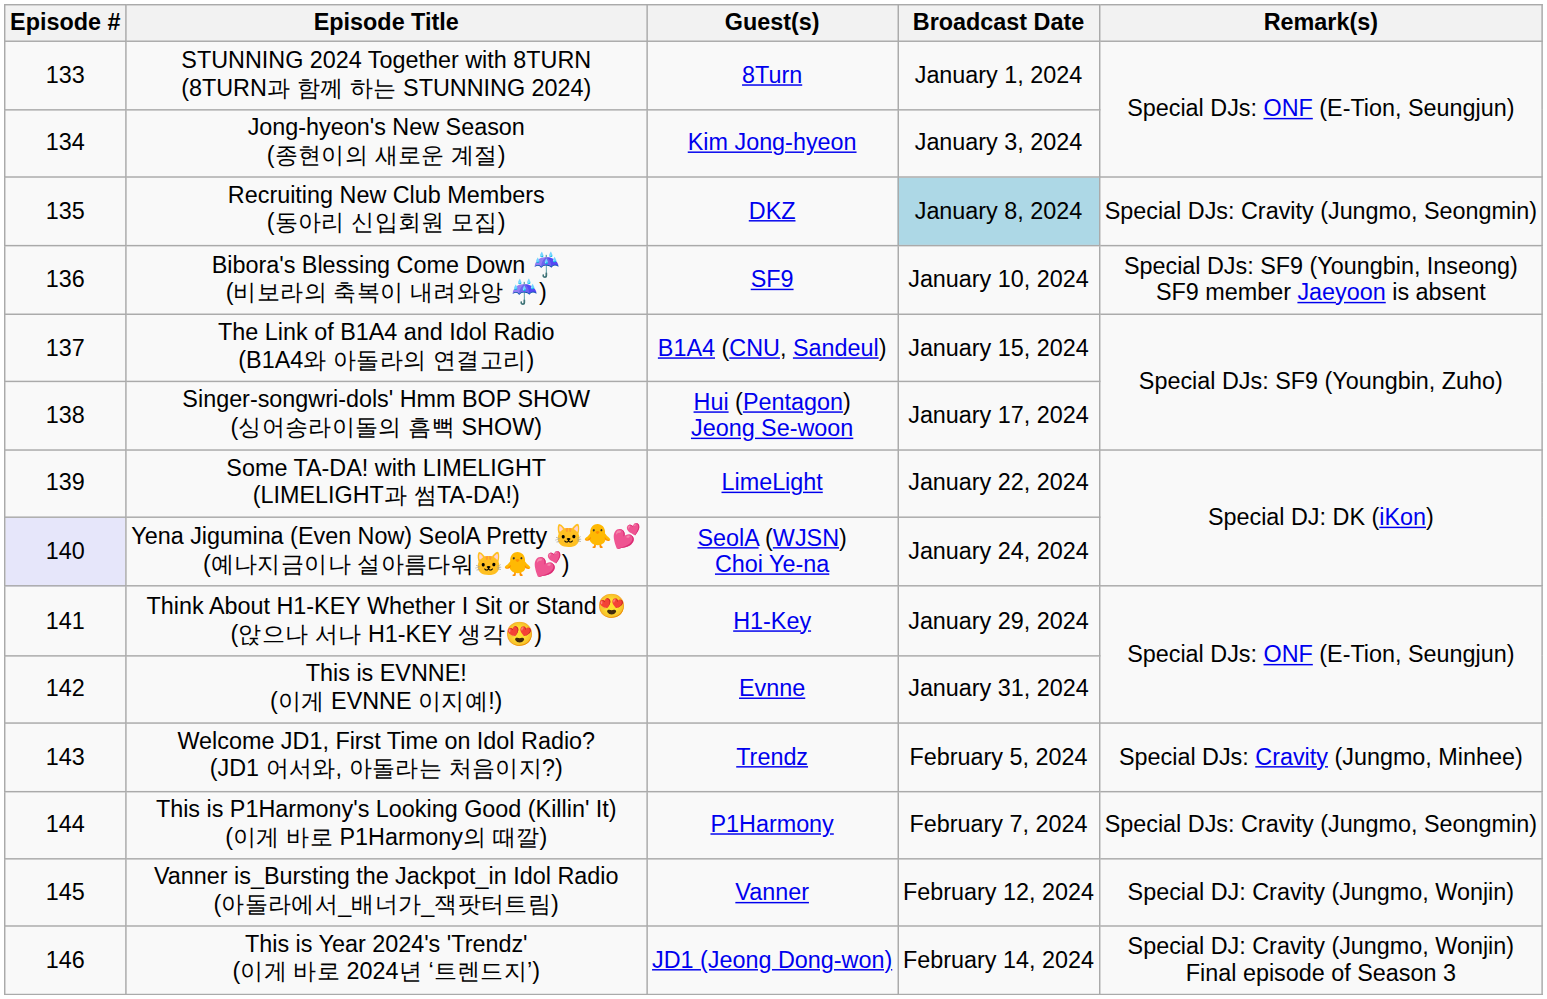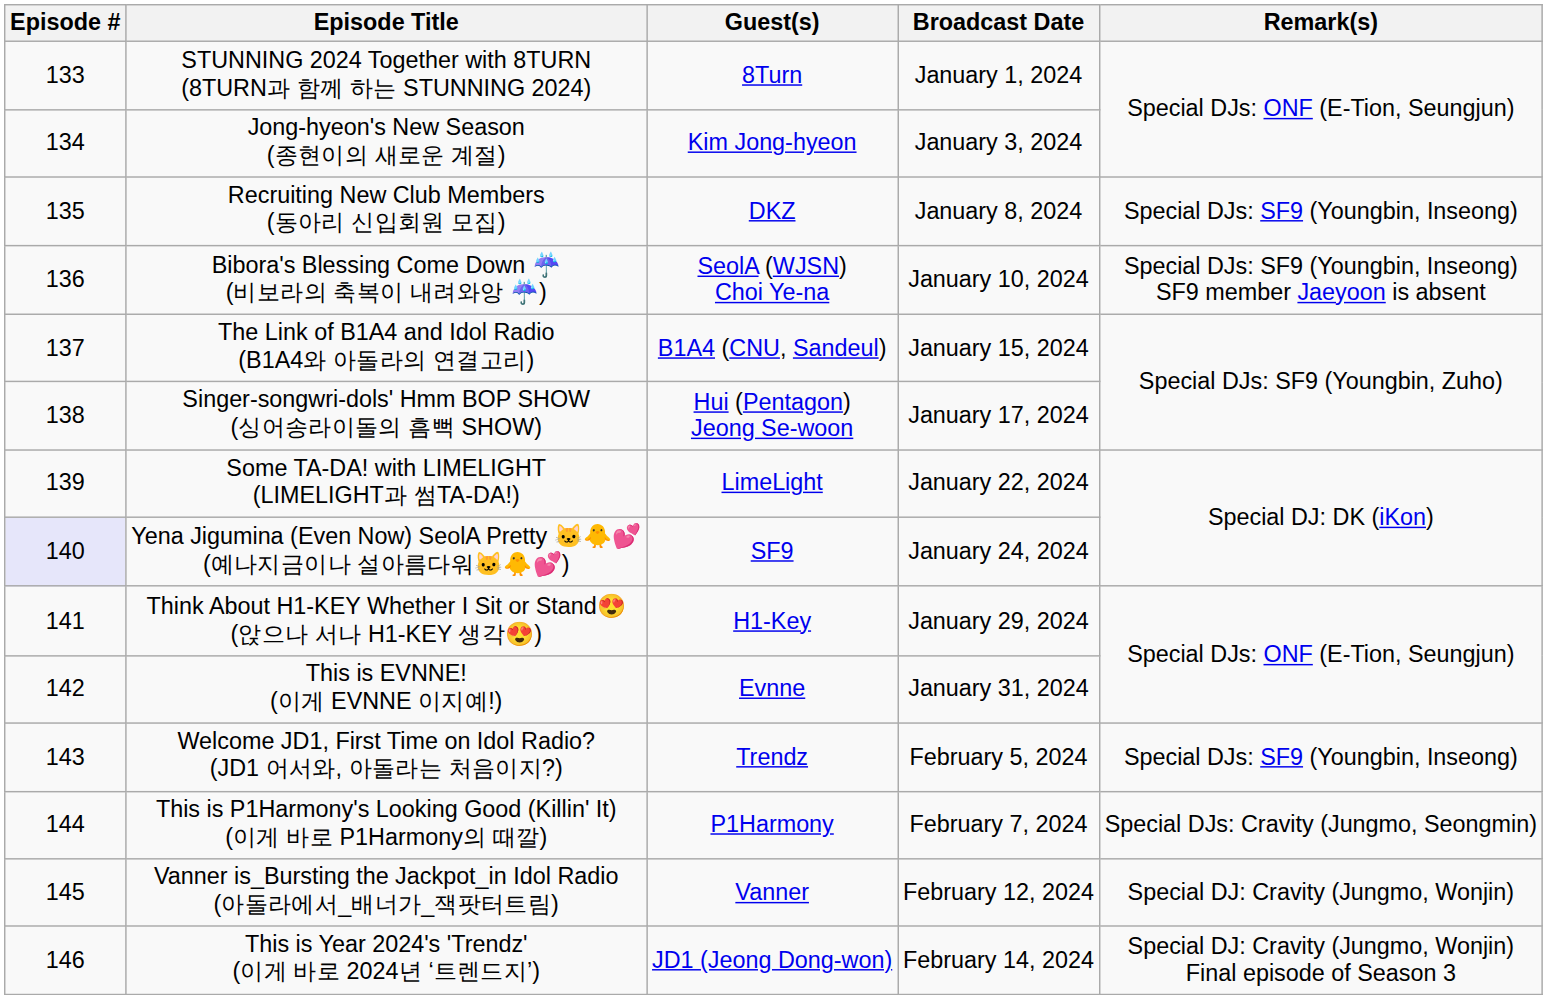(998, 210) lightblue background -> (998, 210) no background
(1321, 210) Special DJs: Cravity (Jungmo, Seongmin) -> (1321, 210) Special DJs: SF9 (Youngbin, Inseong)
(772, 279) SF9 -> (772, 279) SeolA (WJSN) Choi Ye-na
(772, 551) SeolA (WJSN) Choi Ye-na -> (772, 551) SF9
(1321, 756) Special DJs: Cravity (Jungmo, Minhee) -> (1321, 756) Special DJs: SF9 (Youngbin, Inseong)
